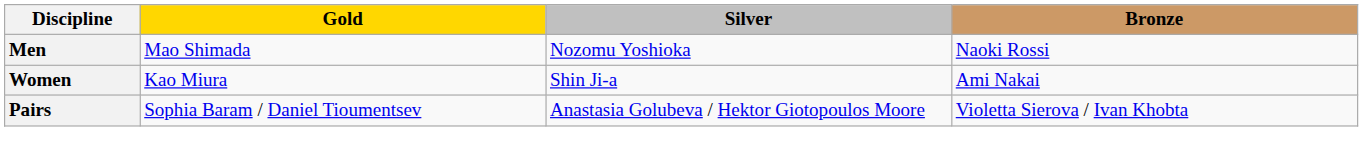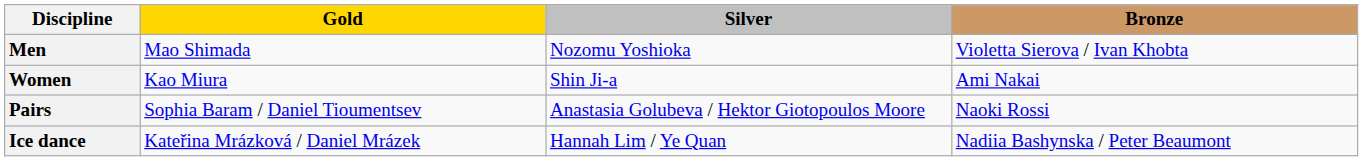(1003, 49) Naoki Rossi -> (1072, 49) Violetta Sierova / Ivan Khobta
(1072, 110) Violetta Sierova / Ivan Khobta -> (1003, 110) Naoki Rossi
+ row: (47, 140)
